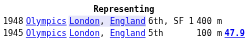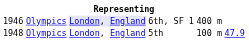(13, 21) 1948 -> (13, 21) 1946
(13, 34) 1945 -> (13, 34) 1948
(235, 34) bold -> (235, 34) normal
